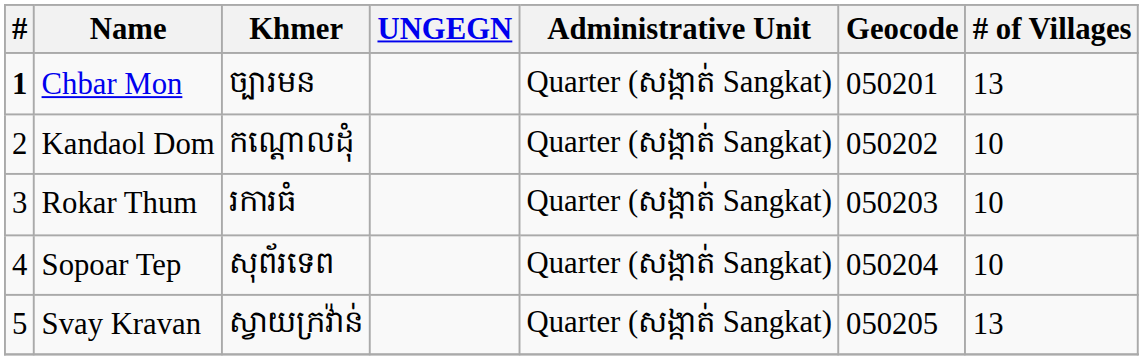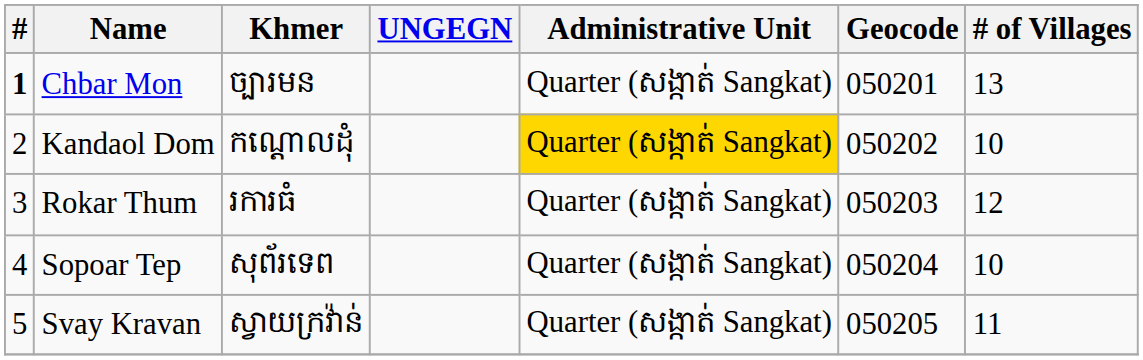(679, 141) no background -> (679, 141) gold background
(988, 203) 10 -> (988, 203) 12
(988, 324) 13 -> (988, 324) 11
